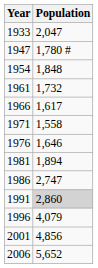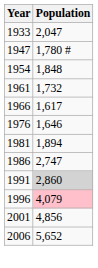- row: (19, 124)
(49, 217) no background -> (49, 198) pink background
